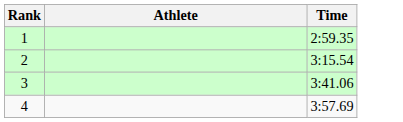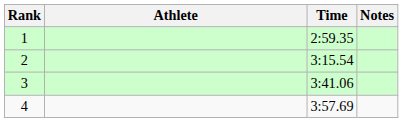+ column: (377, 15)
